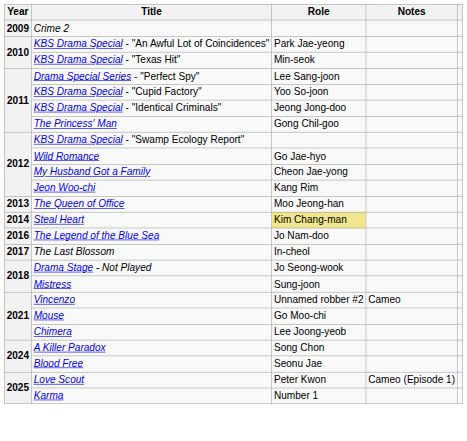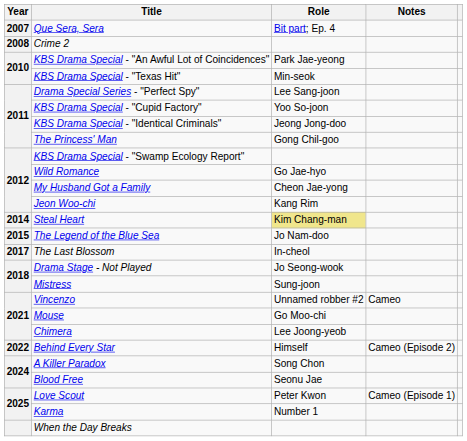+ row: (69, 28)
(18, 28) 2009 -> (18, 44) 2008
- row: (79, 204)
(18, 236) 2016 -> (18, 236) 2015
+ row: (74, 348)
+ row: (83, 428)
